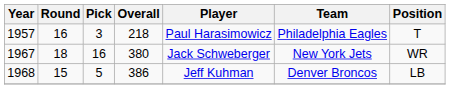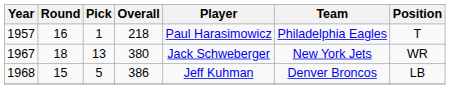(99, 34) 3 -> (99, 34) 1
(99, 53) 16 -> (99, 53) 13
